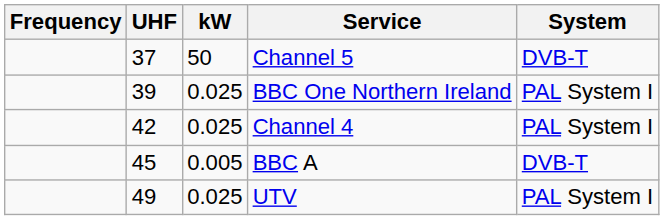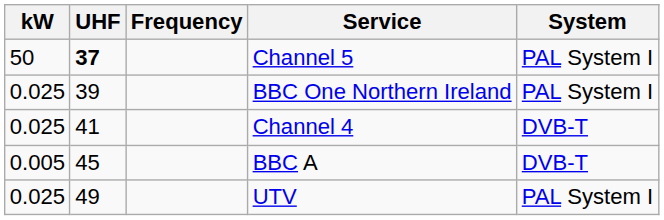columns swapped: (66, 22) <-> (215, 22)
(144, 57) normal -> (88, 57) bold
(555, 57) DVB-T -> (587, 57) PAL System I
(144, 127) 42 -> (88, 127) 41
(587, 127) PAL System I -> (555, 127) DVB-T
